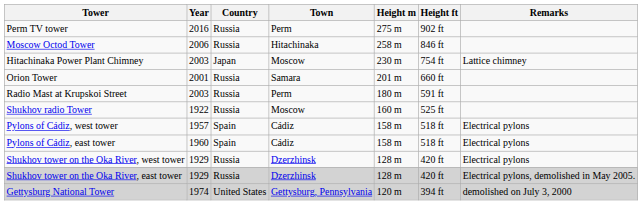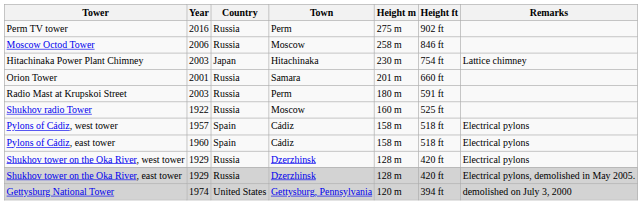(295, 45) Hitachinaka -> (288, 45) Moscow
(288, 61) Moscow -> (295, 61) Hitachinaka
